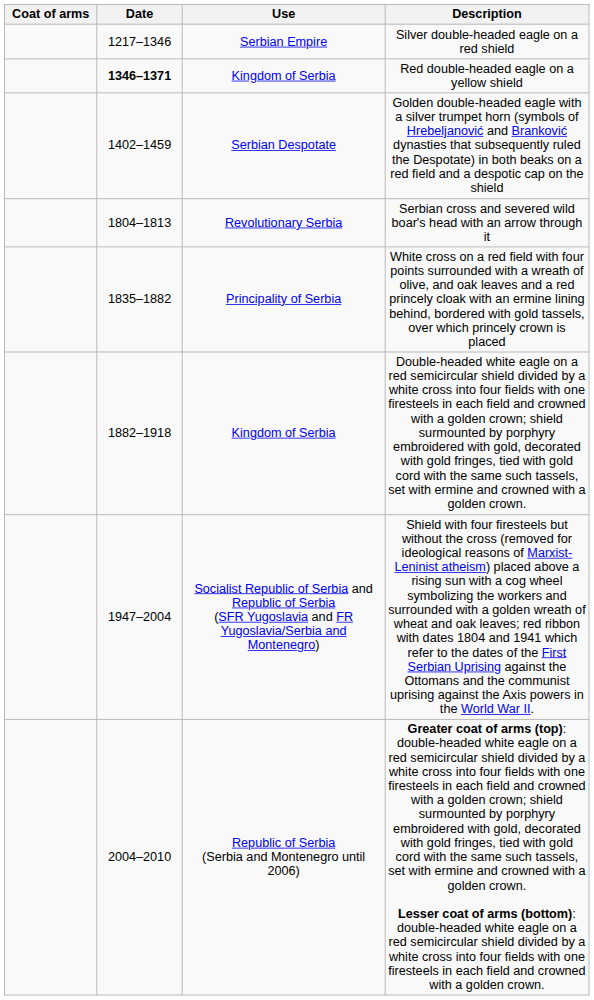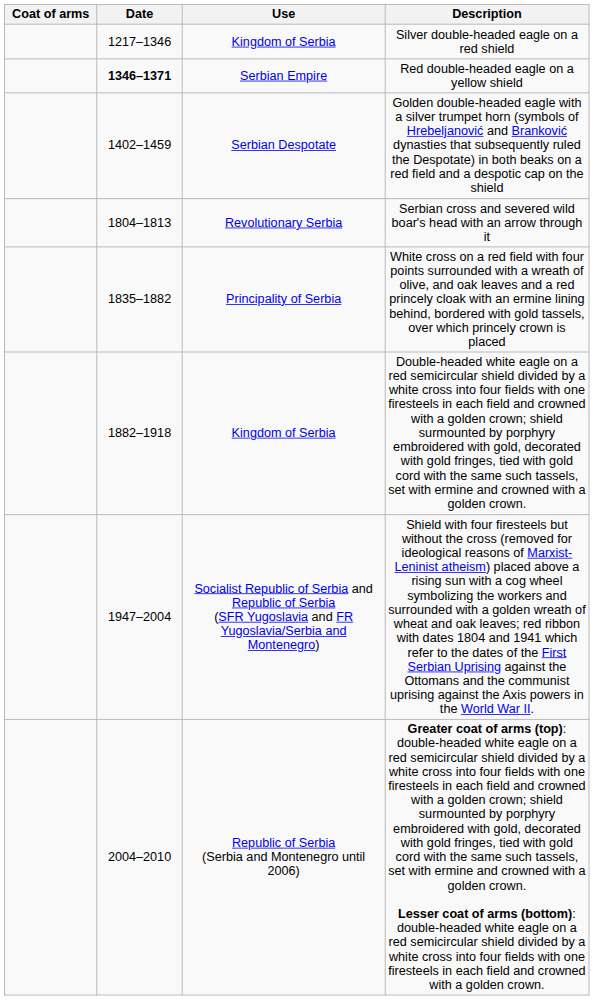(284, 41) Serbian Empire -> (284, 41) Kingdom of Serbia
(284, 75) Kingdom of Serbia -> (284, 75) Serbian Empire
